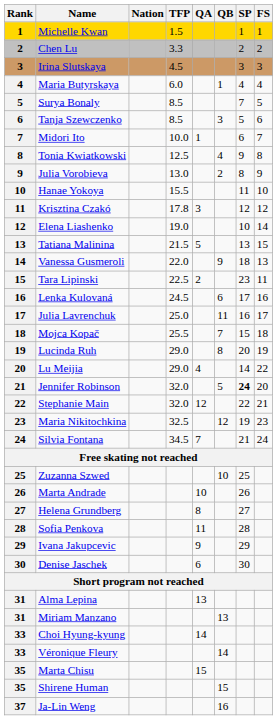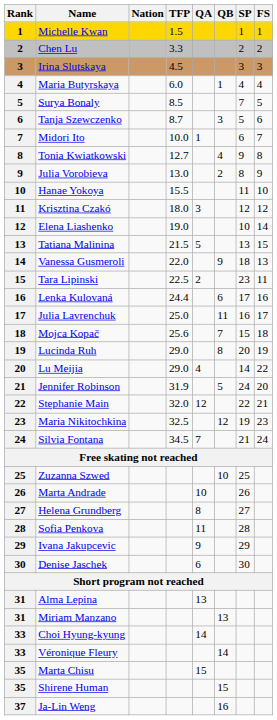(176, 119) 8.5 -> (176, 119) 8.7
(179, 155) 12.5 -> (179, 155) 12.7
(179, 208) 17.8 -> (179, 208) 18.0
(179, 297) 24.5 -> (179, 297) 24.4
(179, 333) 25.5 -> (179, 333) 25.6
(179, 386) 32.0 -> (179, 386) 31.9
(244, 386) bold -> (244, 386) normal
